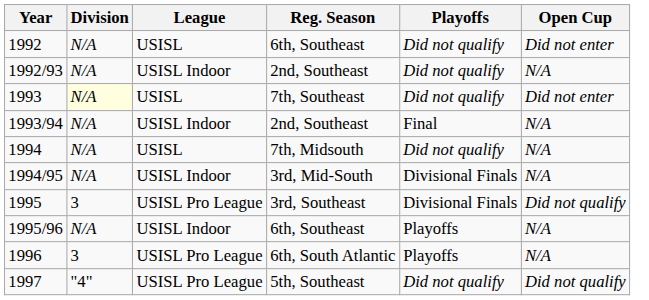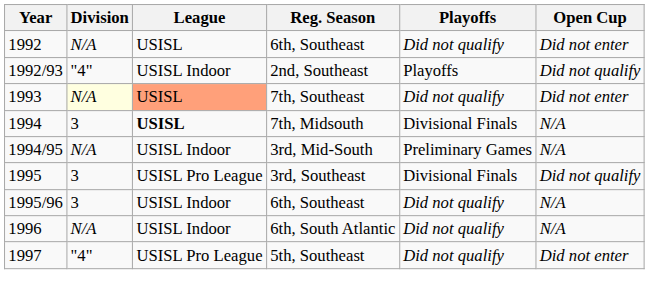(84, 70) N/A -> (82, 70) "4"
(454, 70) Did not qualify -> (431, 70) Playoffs
(538, 70) N/A -> (590, 70) Did not qualify
(160, 96) no background -> (160, 96) lightsalmon background
- row: (36, 123)
(84, 149) N/A -> (75, 123) 3
(160, 149) normal -> (161, 123) bold
(454, 149) Did not qualify -> (460, 123) Divisional Finals
(460, 176) Divisional Finals -> (468, 149) Preliminary Games
(84, 228) N/A -> (75, 202) 3
(431, 228) Playoffs -> (454, 202) Did not qualify
(75, 255) 3 -> (84, 228) N/A
(200, 255) USISL Pro League -> (184, 228) USISL Indoor
(431, 255) Playoffs -> (454, 228) Did not qualify
(575, 281) Did not qualify -> (584, 255) Did not enter
